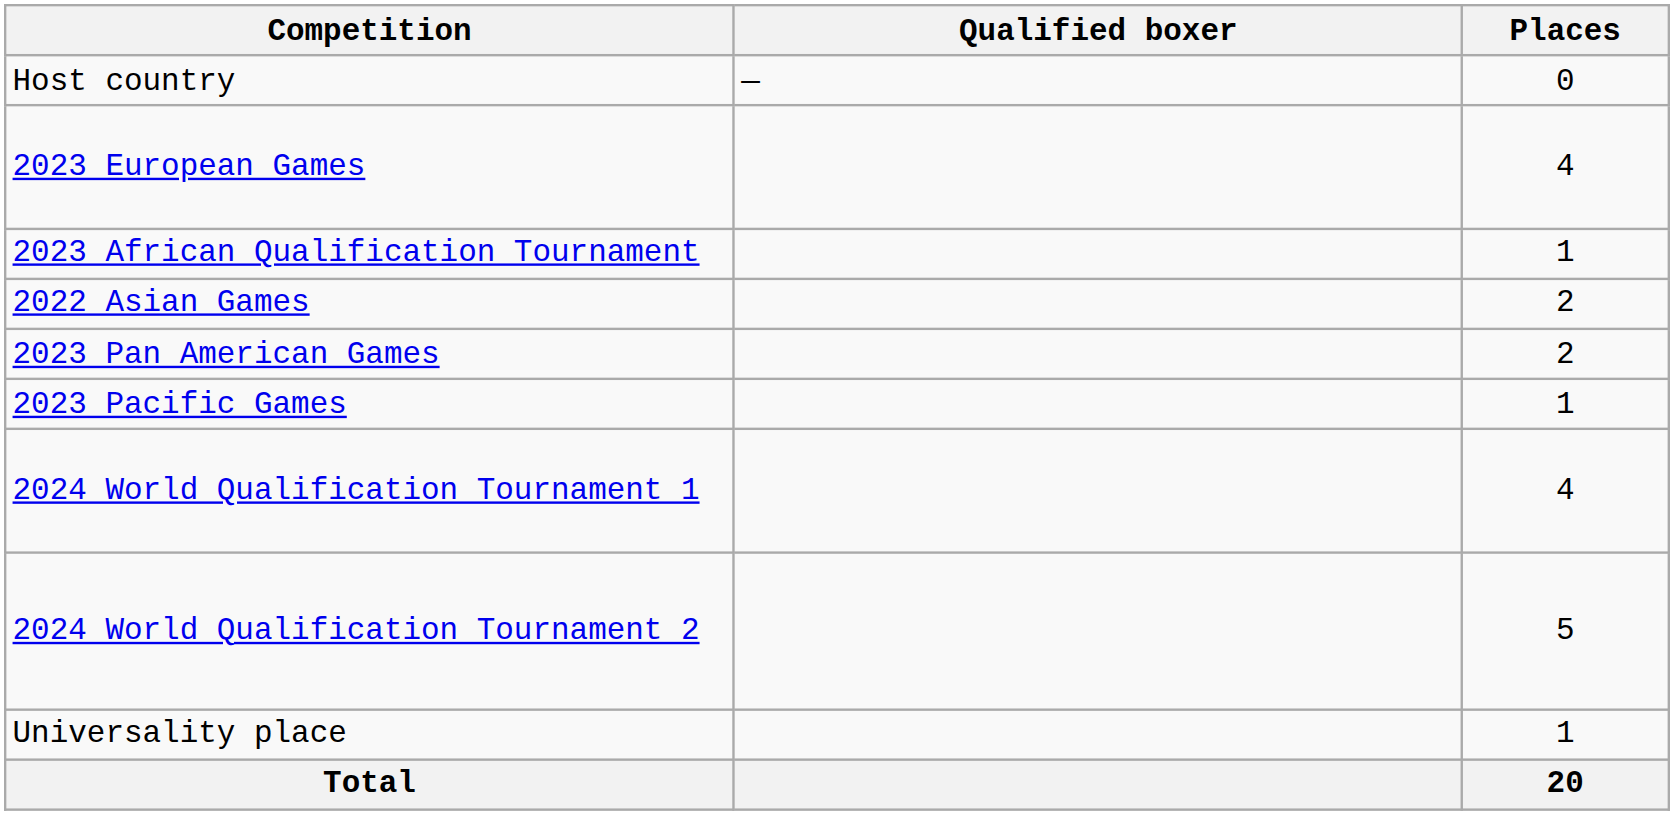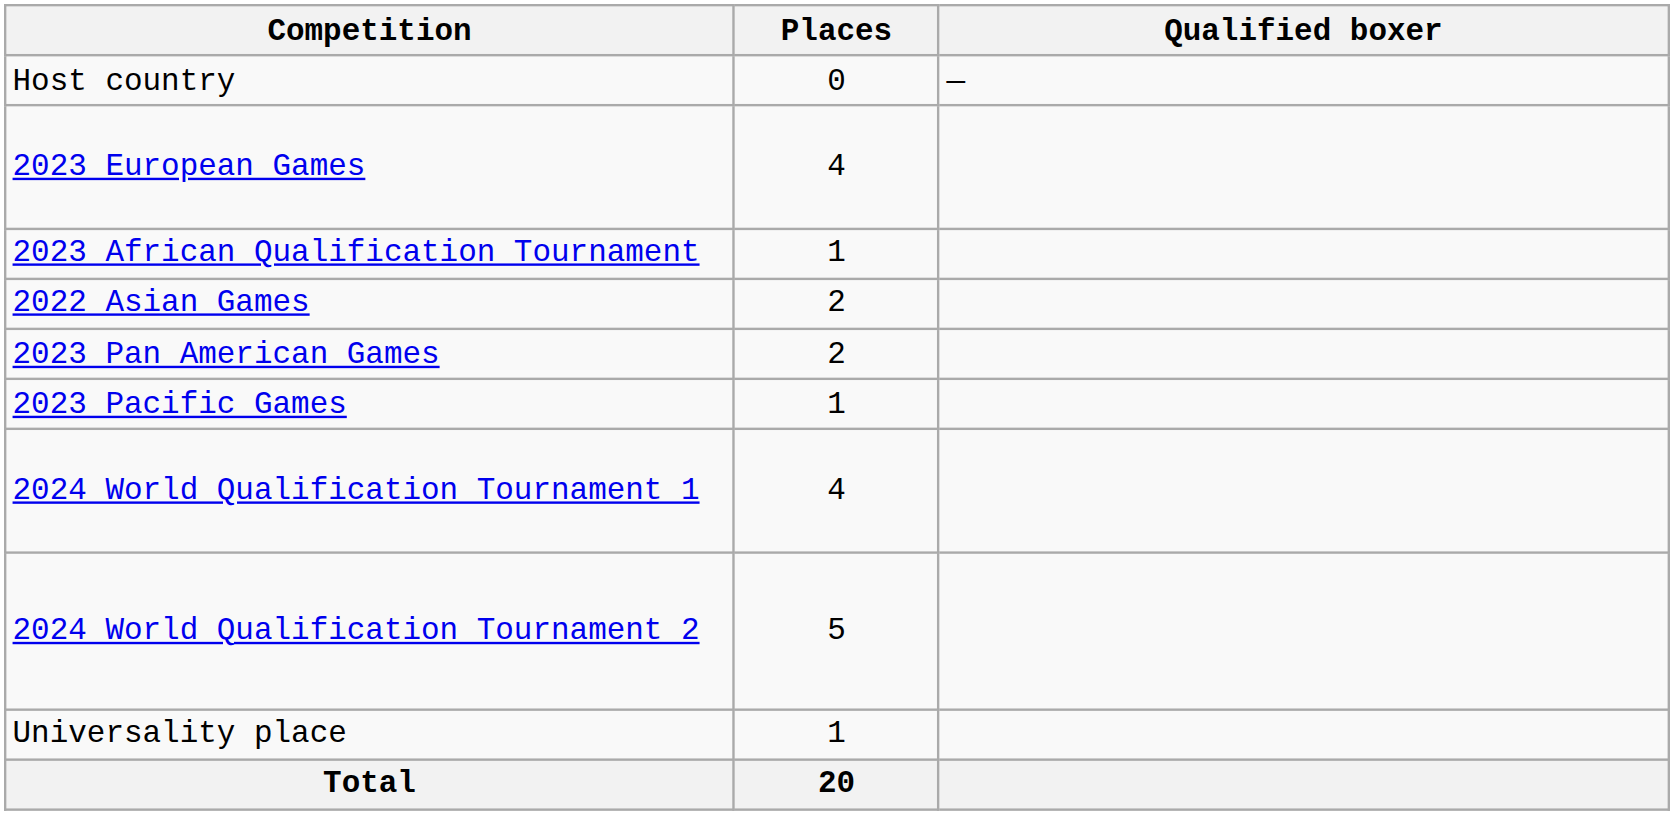columns swapped: (1565, 30) <-> (1098, 30)
